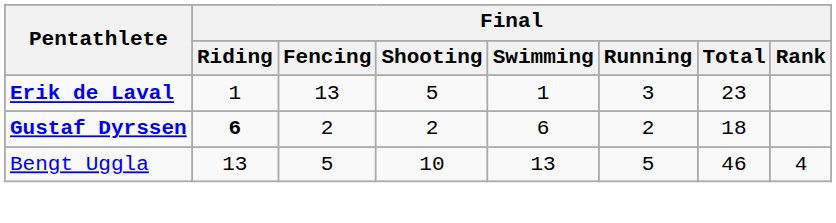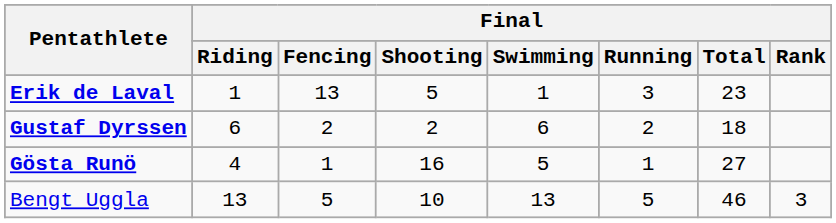(235, 128) bold -> (235, 128) normal
+ row: (73, 164)
(801, 164) 4 -> (801, 199) 3
